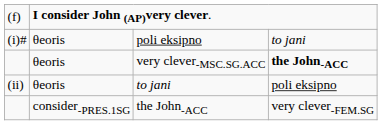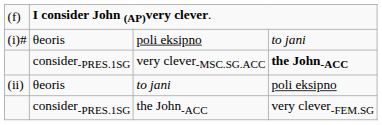(49, 62) θeoris -> (82, 62) consider-PRES.1SG
